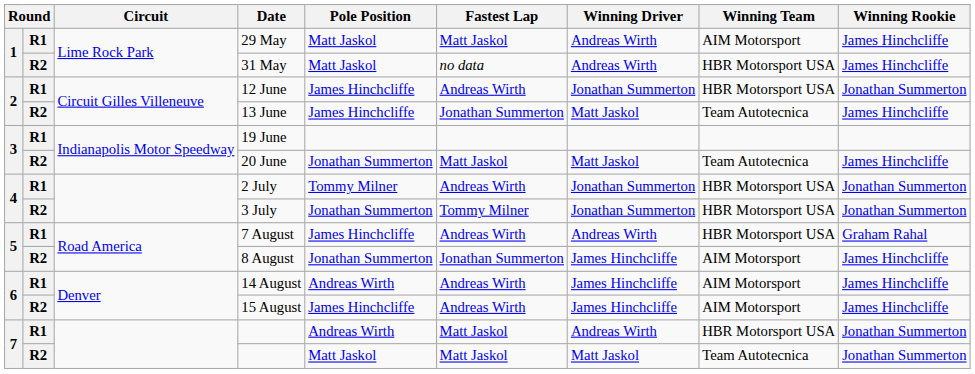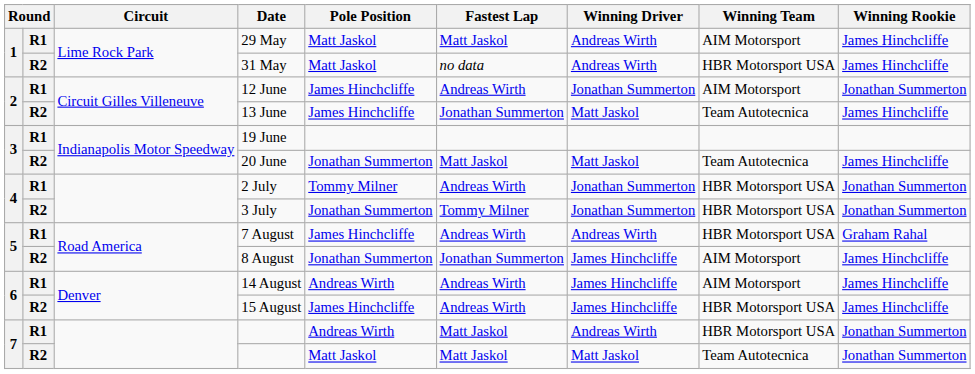(769, 88) HBR Motorsport USA -> (751, 88) AIM Motorsport
(751, 307) AIM Motorsport -> (769, 307) HBR Motorsport USA
